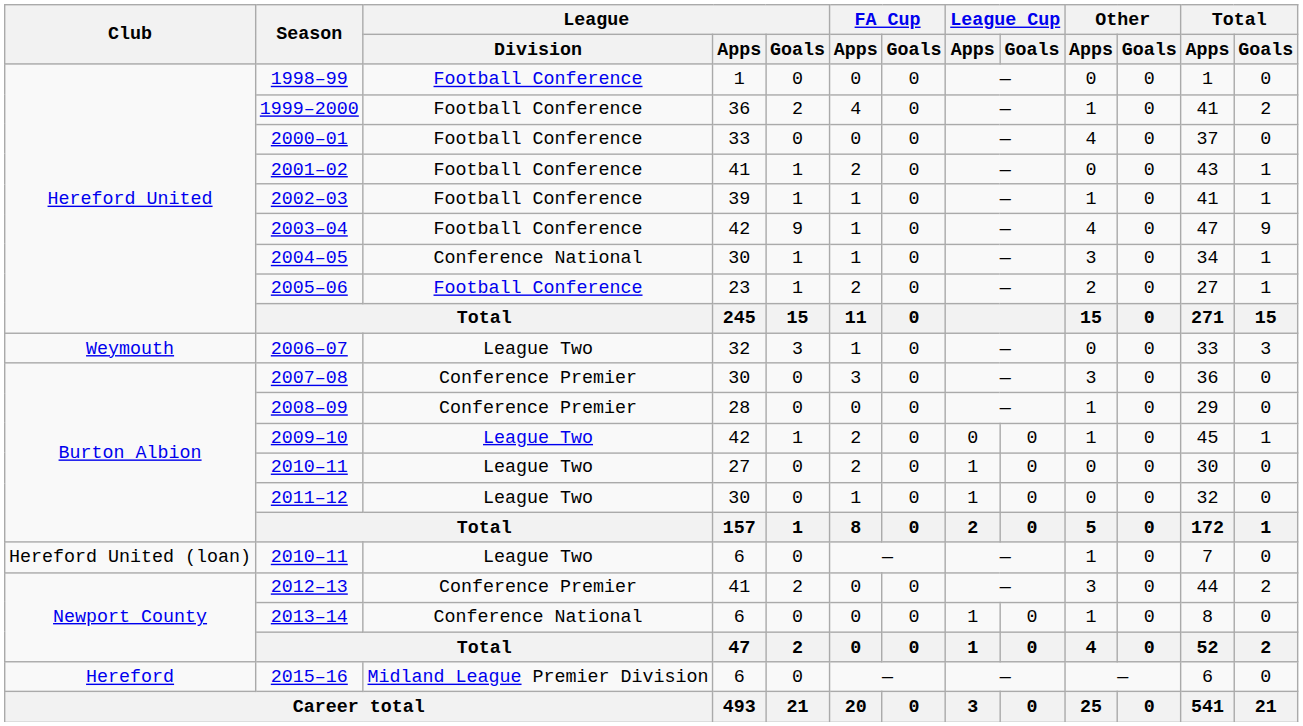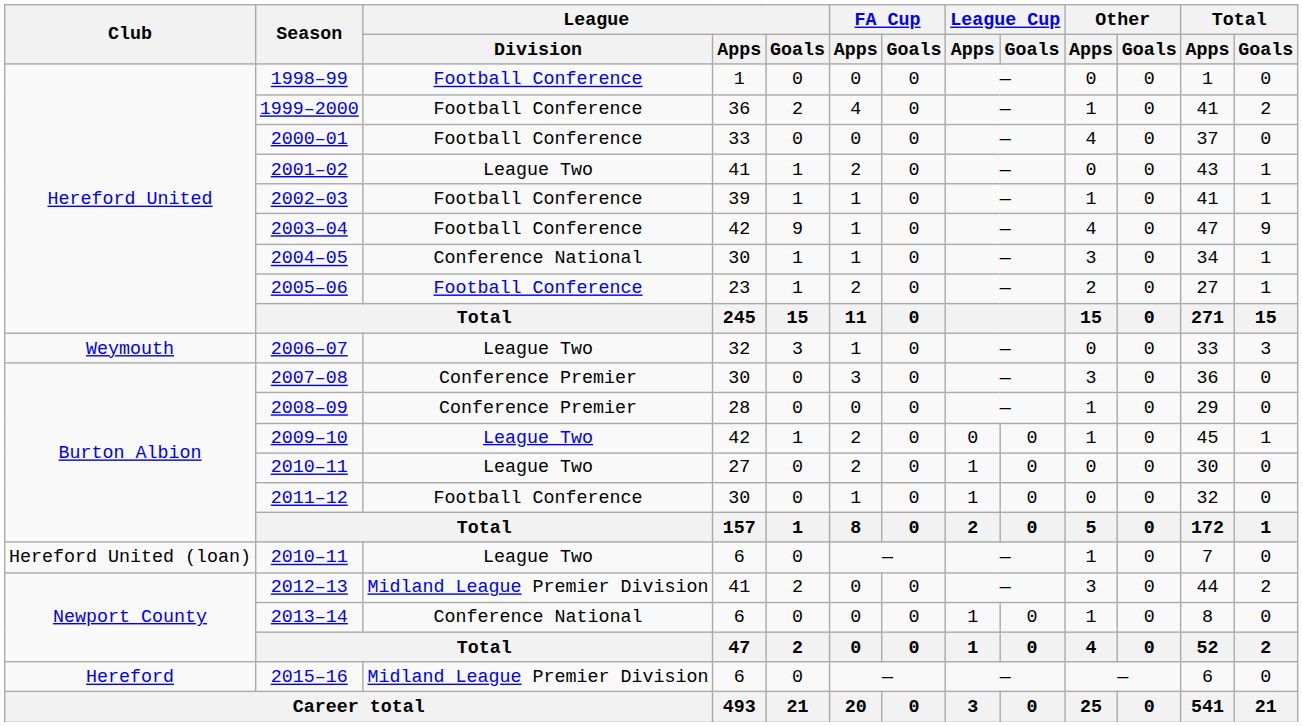(538, 169) Football Conference -> (538, 169) League Two
(538, 498) League Two -> (538, 498) Football Conference
(538, 587) Conference Premier -> (538, 587) Midland League Premier Division
